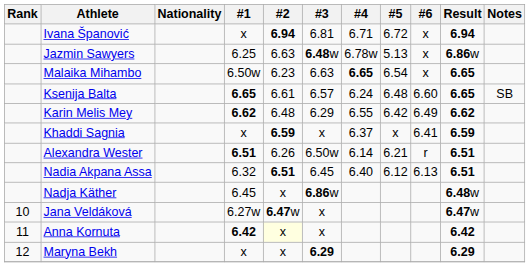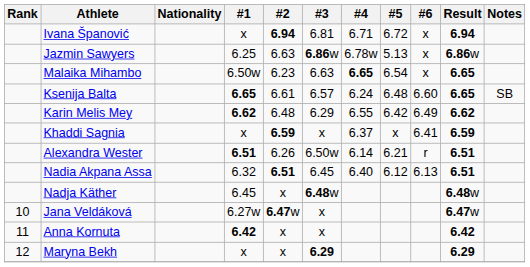(322, 53) 6.48w -> (322, 53) 6.86w
(322, 192) 6.86w -> (322, 192) 6.48w
(283, 232) lightyellow background -> (283, 232) no background
